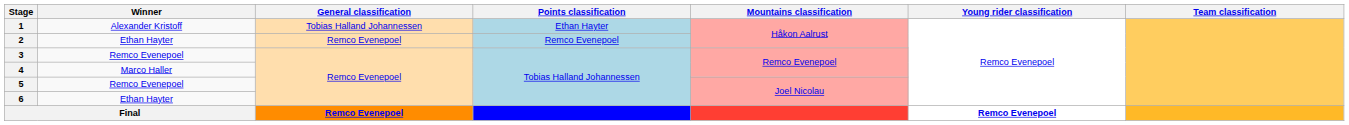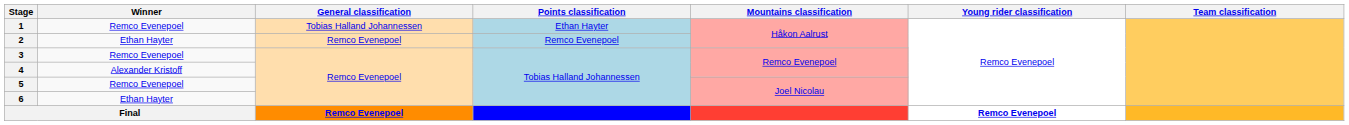(146, 26) Alexander Kristoff -> (146, 26) Remco Evenepoel
(146, 70) Marco Haller -> (146, 70) Alexander Kristoff
